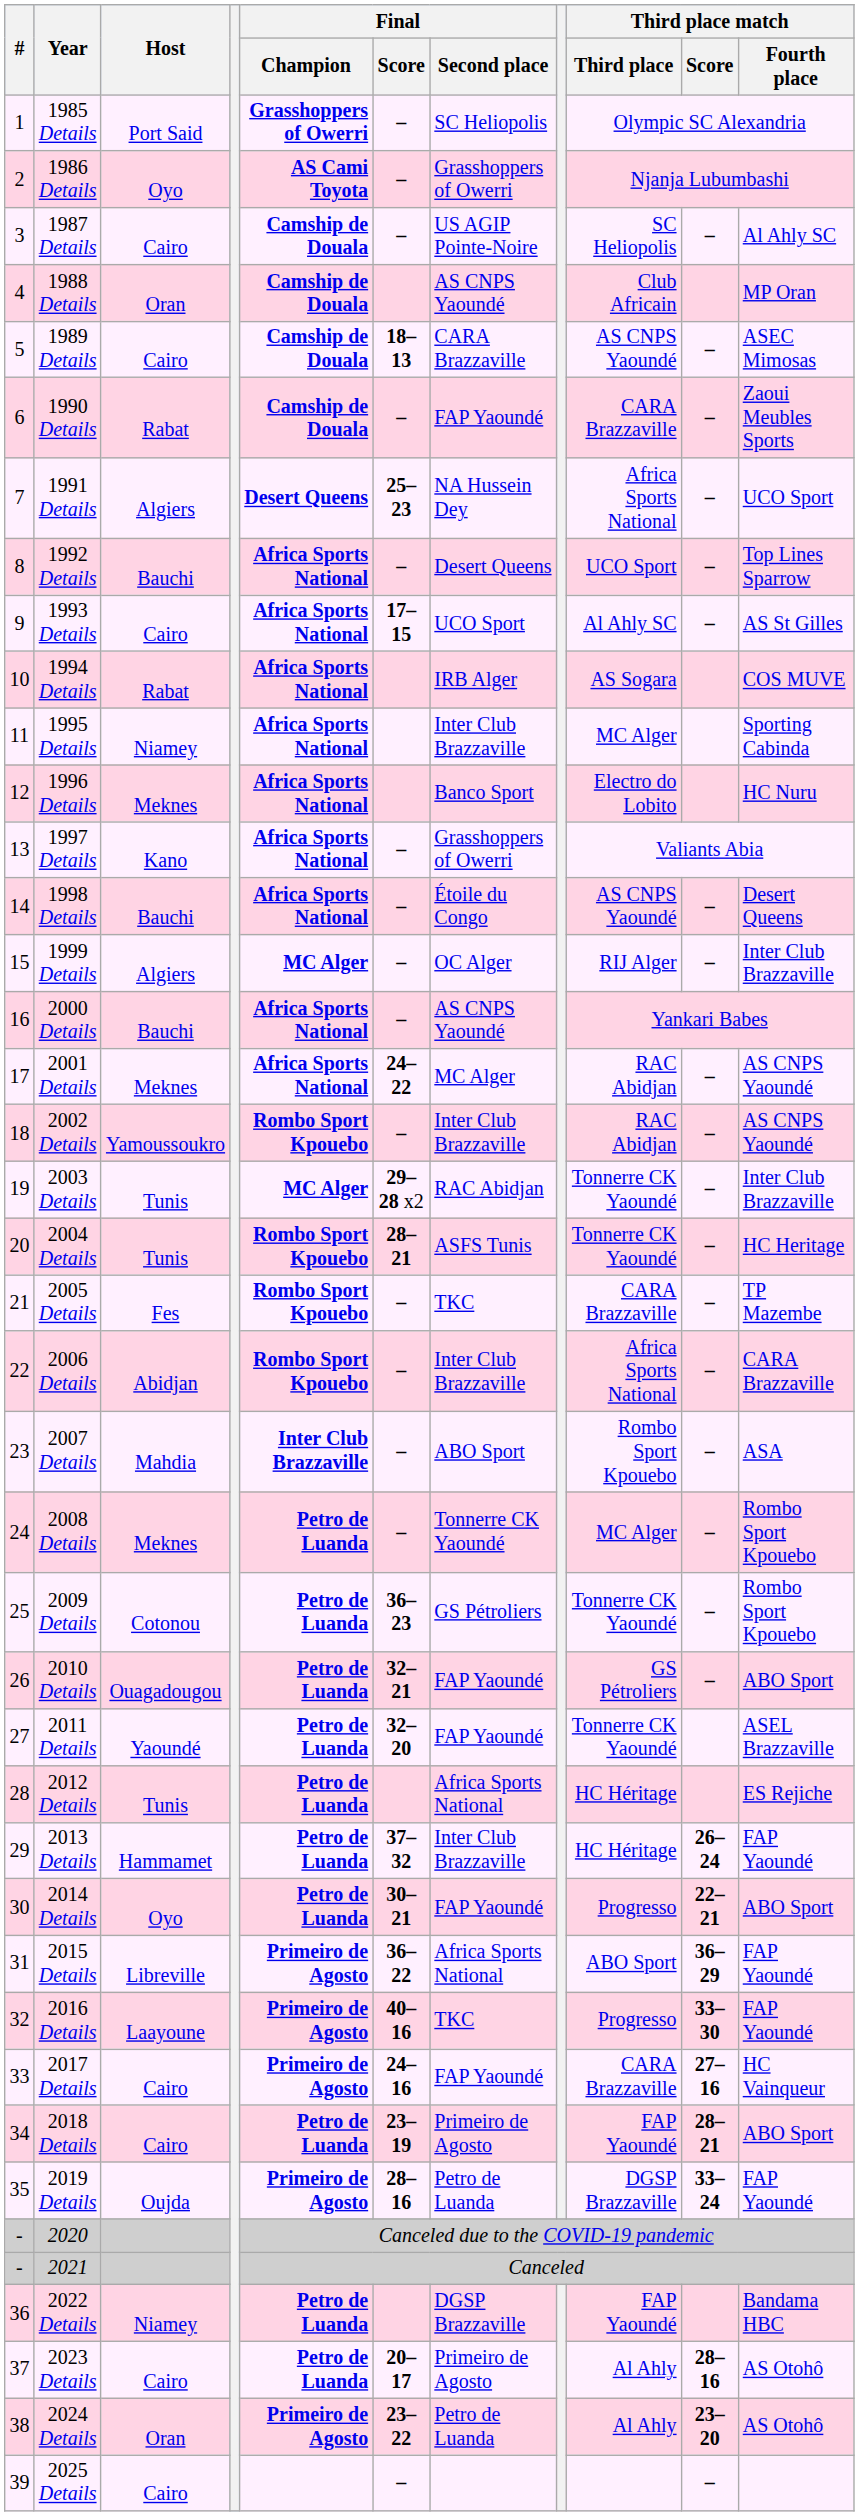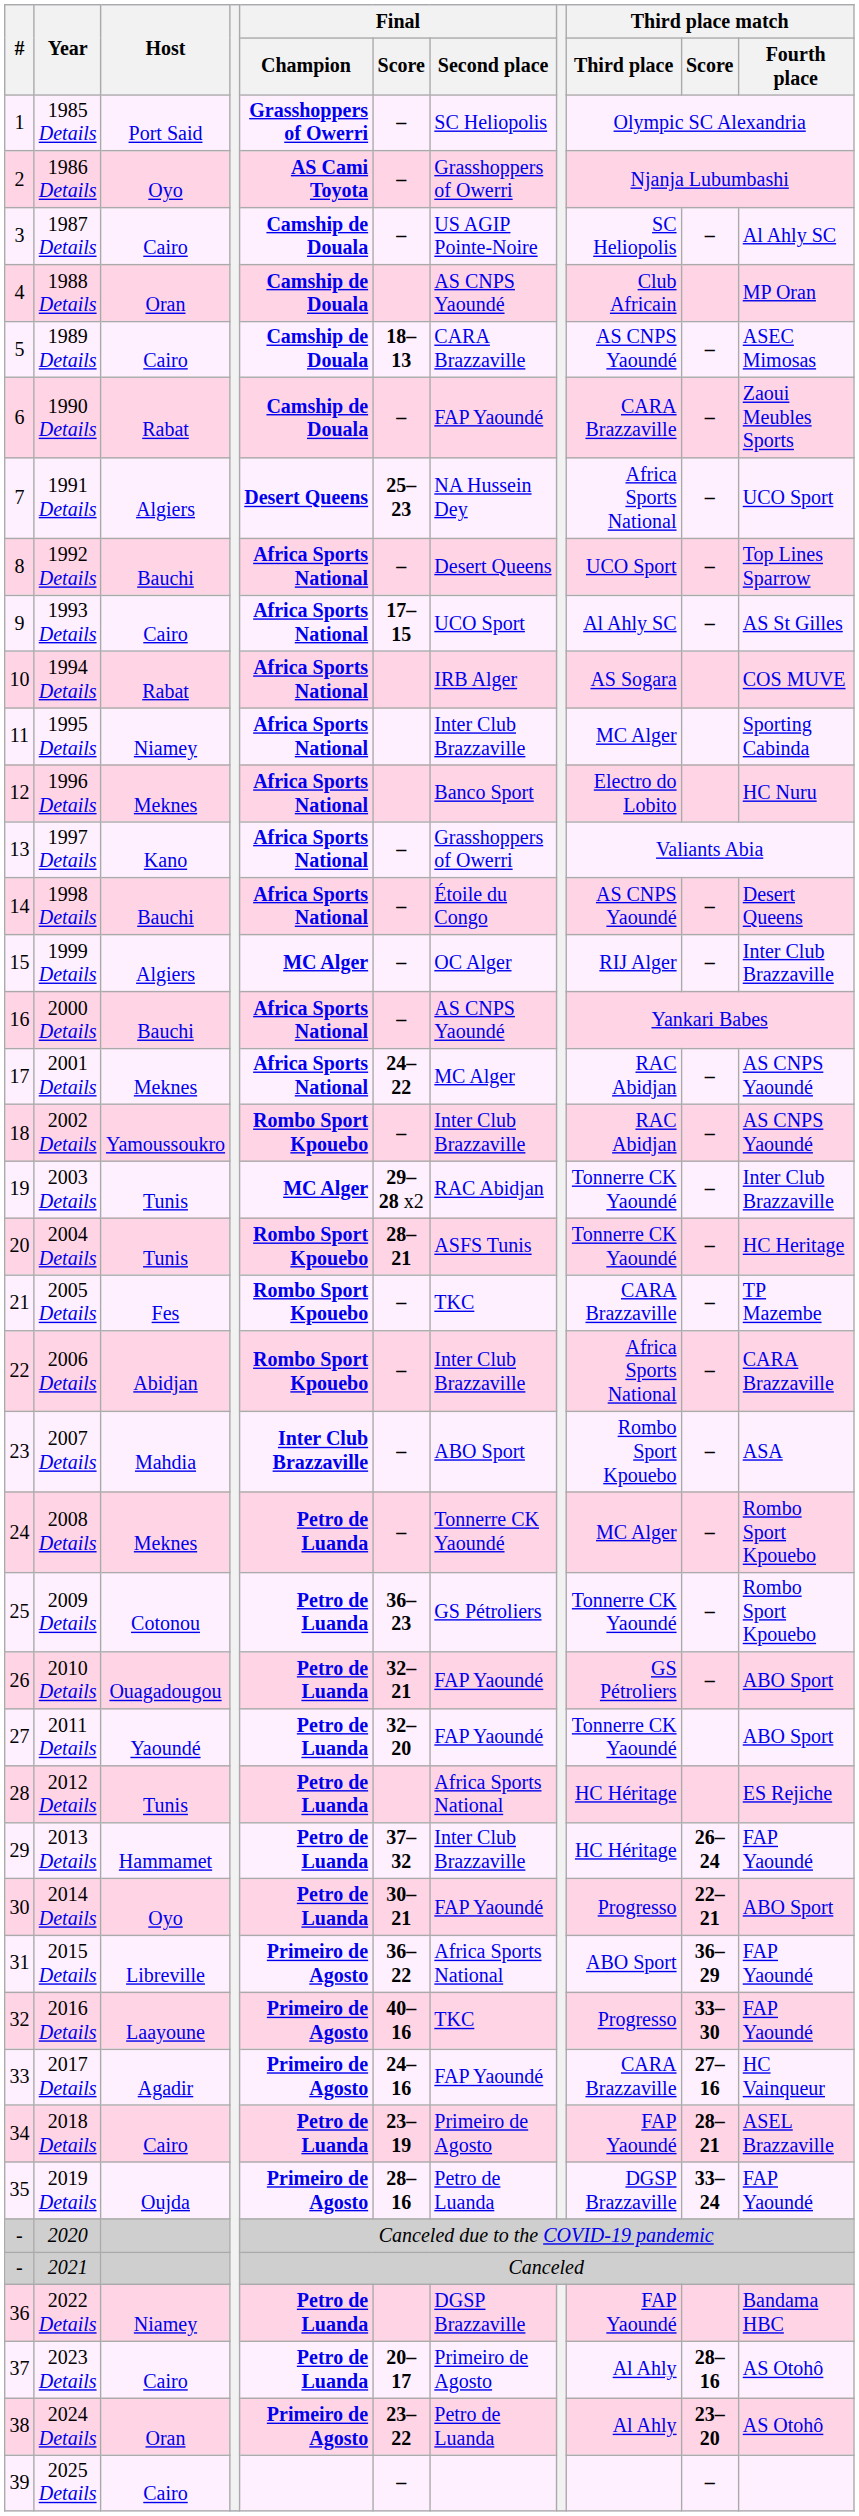(788, 1737) ASEL Brazzaville -> (788, 1737) ABO Sport
(166, 2089) Cairo -> (166, 2089) Agadir
(788, 2133) ABO Sport -> (788, 2133) ASEL Brazzaville
